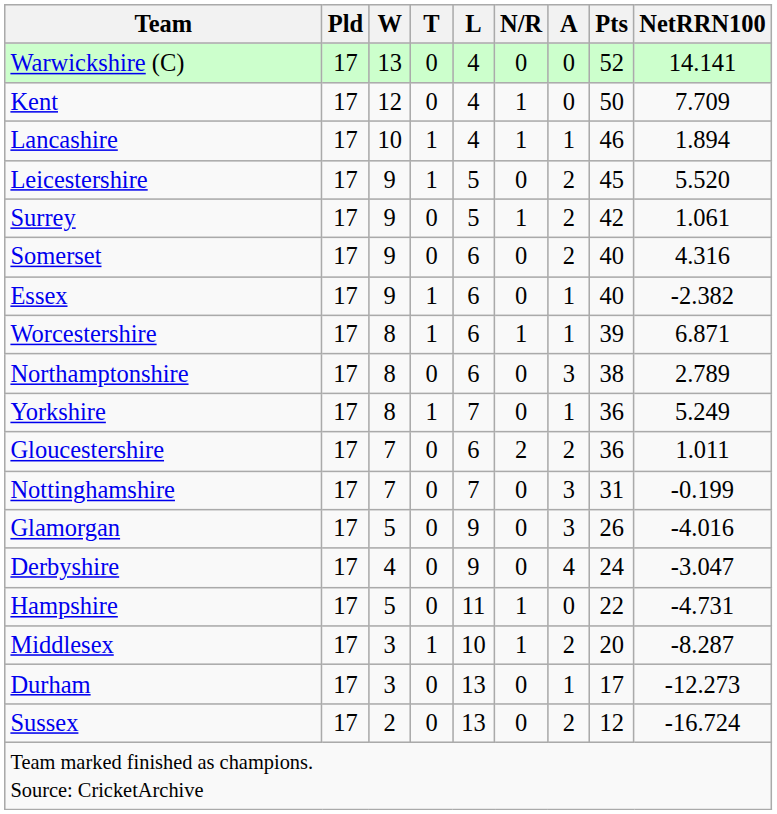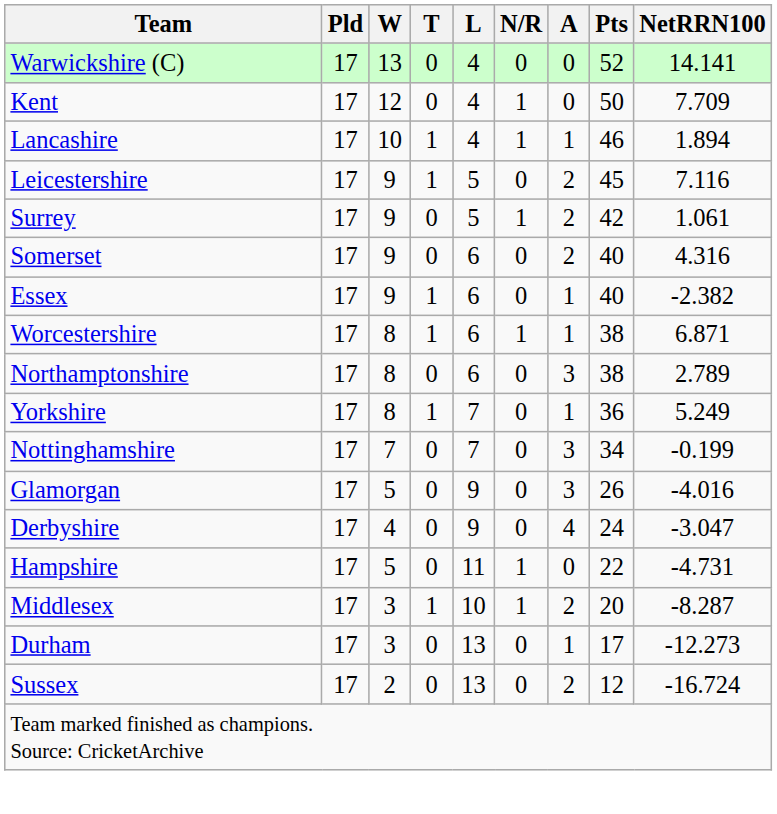(702, 179) 5.520 -> (702, 179) 7.116
(612, 334) 39 -> (612, 334) 38
- row: (87, 450)
(612, 489) 31 -> (612, 450) 34
